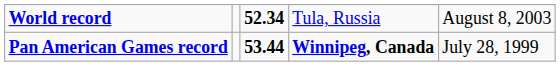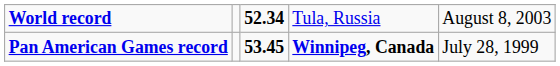(264, 46) 53.44 -> (264, 46) 53.45
